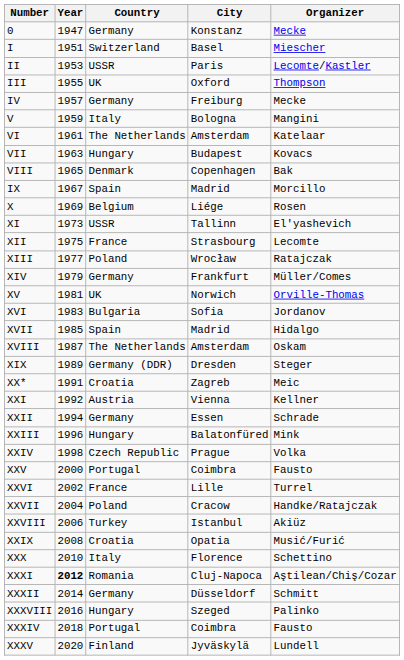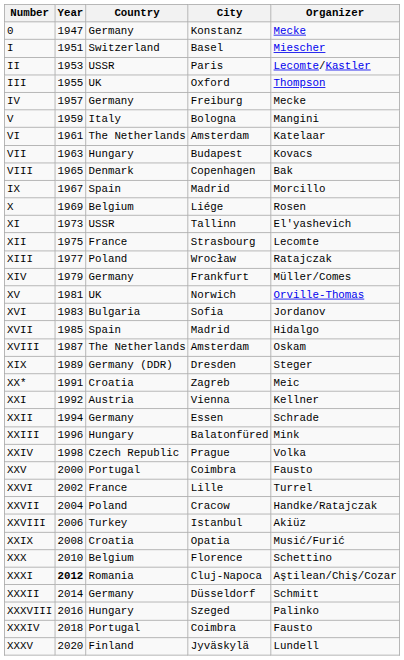(105, 558) Italy -> (111, 558) Belgium
